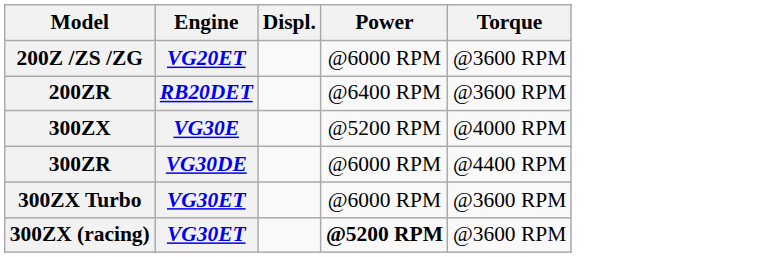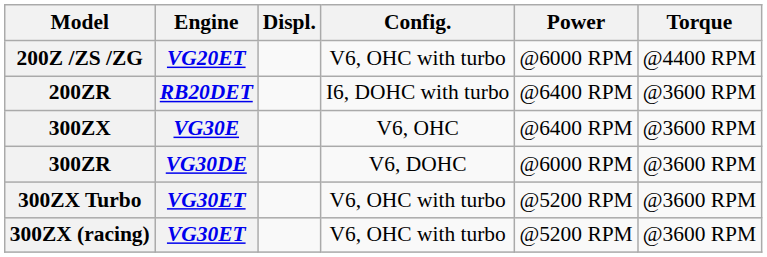+ column: (418, 22)
(510, 57) @3600 RPM -> (699, 57) @4400 RPM
(384, 128) @5200 RPM -> (576, 128) @6400 RPM
(510, 128) @4000 RPM -> (699, 128) @3600 RPM
(510, 164) @4400 RPM -> (699, 164) @3600 RPM
(384, 199) @6000 RPM -> (576, 199) @5200 RPM
(384, 234) bold -> (576, 234) normal
